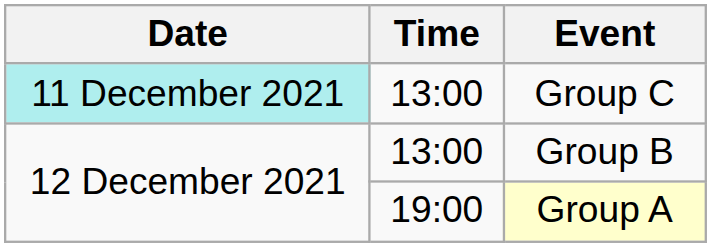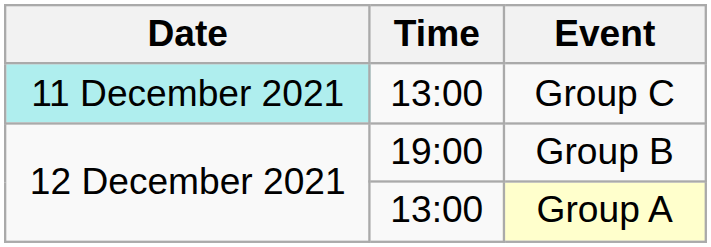(437, 151) 13:00 -> (437, 151) 19:00
(437, 210) 19:00 -> (437, 210) 13:00
